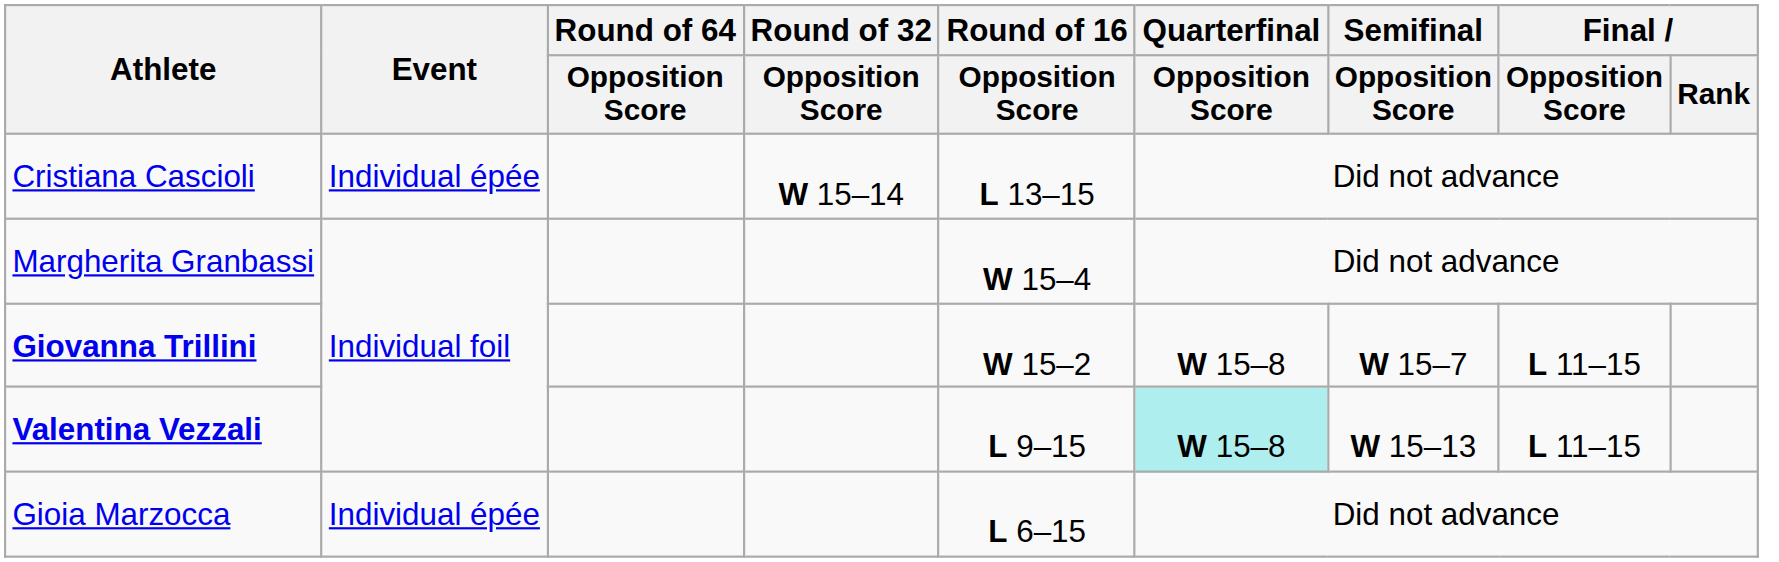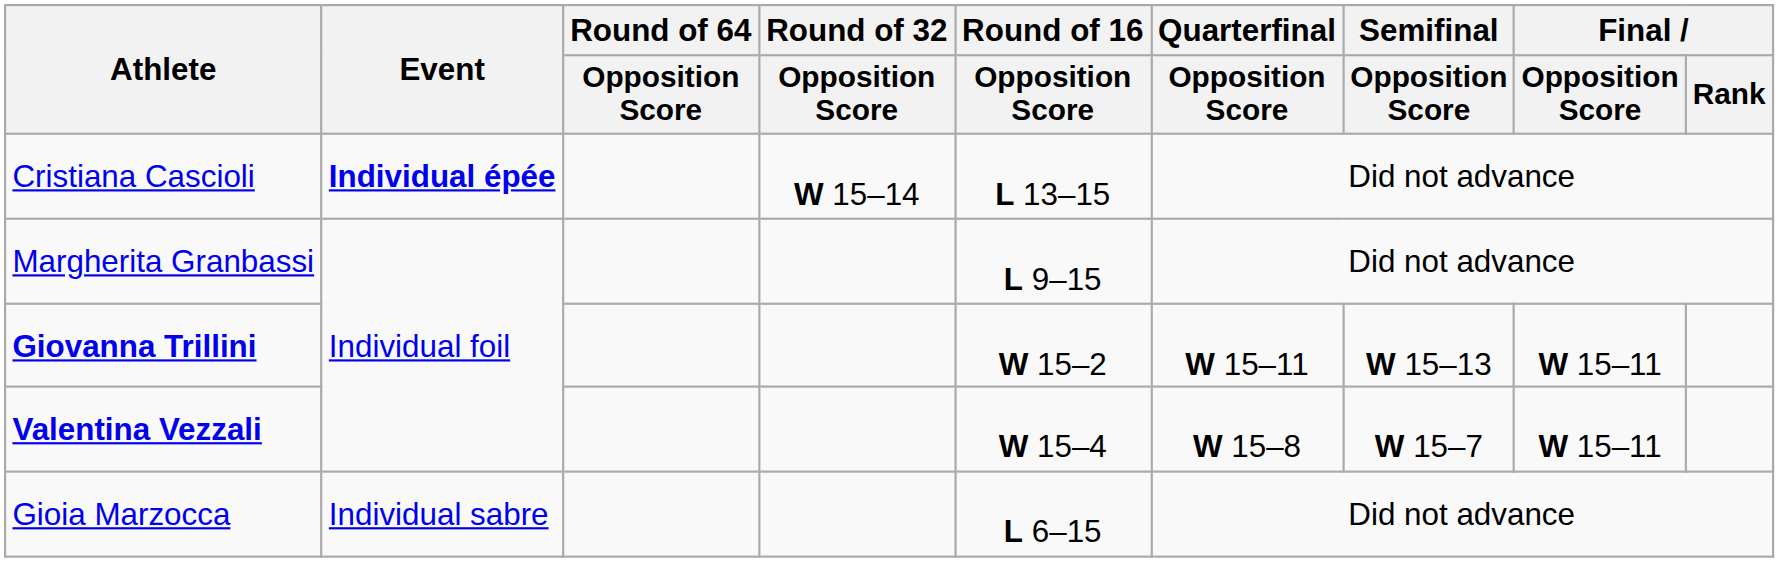(434, 177) normal -> (442, 177) bold
(1037, 279) W 15–4 -> (1053, 279) L 9–15
(1231, 363) W 15–8 -> (1247, 363) W 15–11
(1413, 363) W 15–7 -> (1429, 363) W 15–13
(1585, 363) L 11–15 -> (1600, 363) W 15–11
(1037, 448) L 9–15 -> (1053, 448) W 15–4
(1231, 448) paleturquoise background -> (1247, 448) no background
(1413, 448) W 15–13 -> (1429, 448) W 15–7
(1585, 448) L 11–15 -> (1600, 448) W 15–11
(434, 515) Individual épée -> (439, 515) Individual sabre
